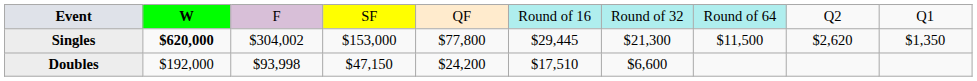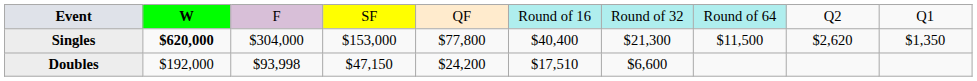(277, 40) $304,002 -> (277, 40) $304,000
(555, 40) $29,445 -> (555, 40) $40,400
